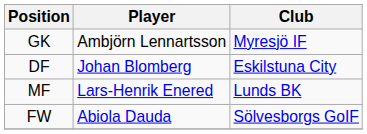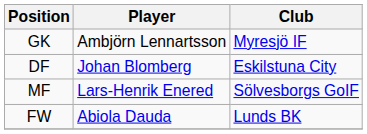(267, 91) Lunds BK -> (296, 91) Sölvesborgs GoIF
(296, 116) Sölvesborgs GoIF -> (267, 116) Lunds BK
